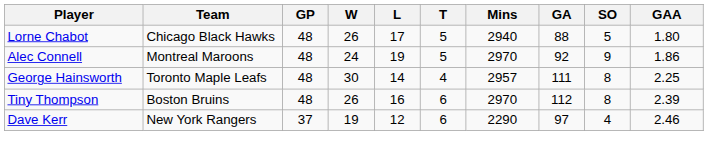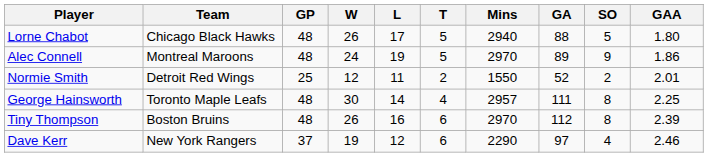(562, 57) 92 -> (562, 57) 89
+ row: (48, 78)
